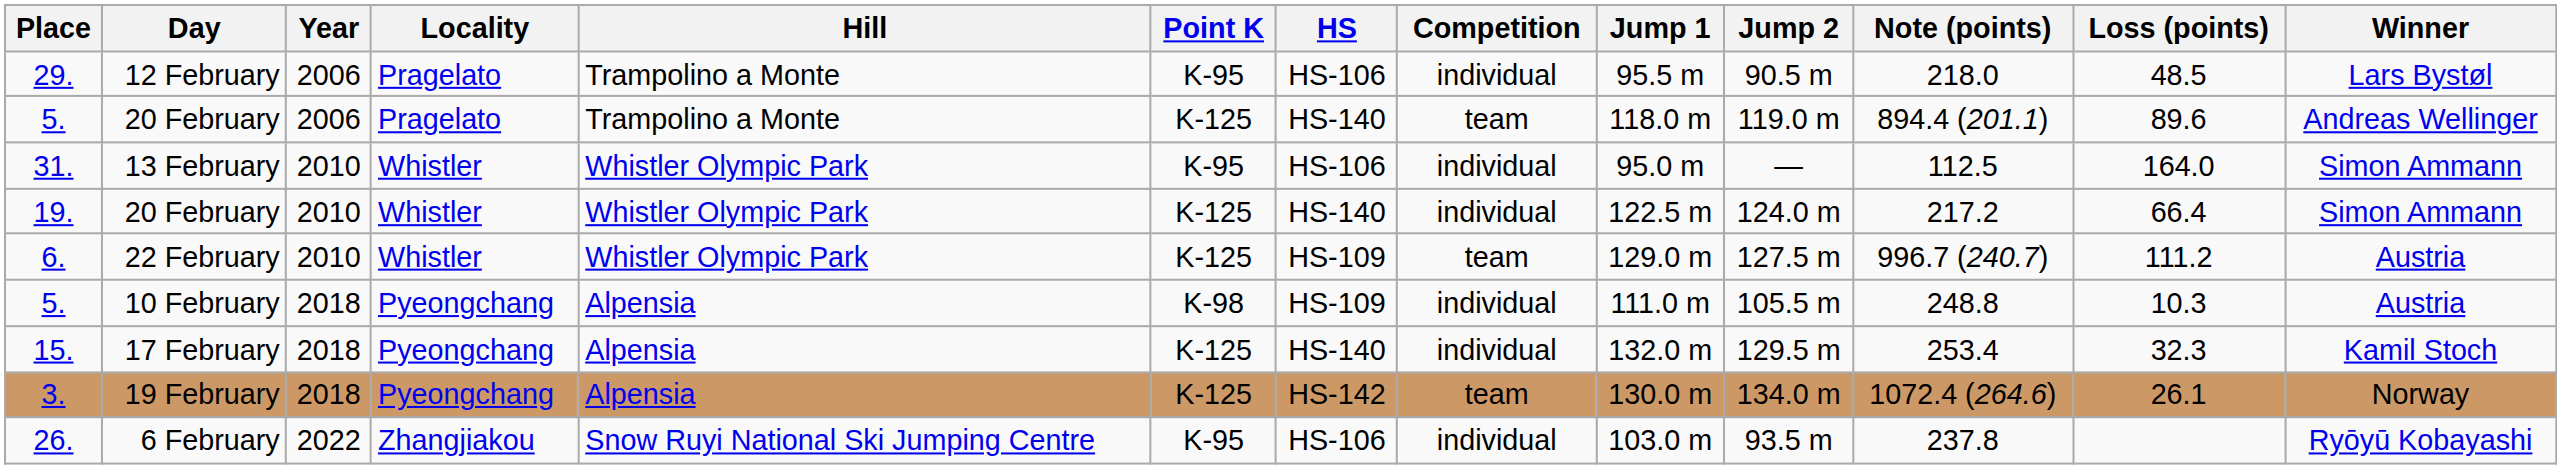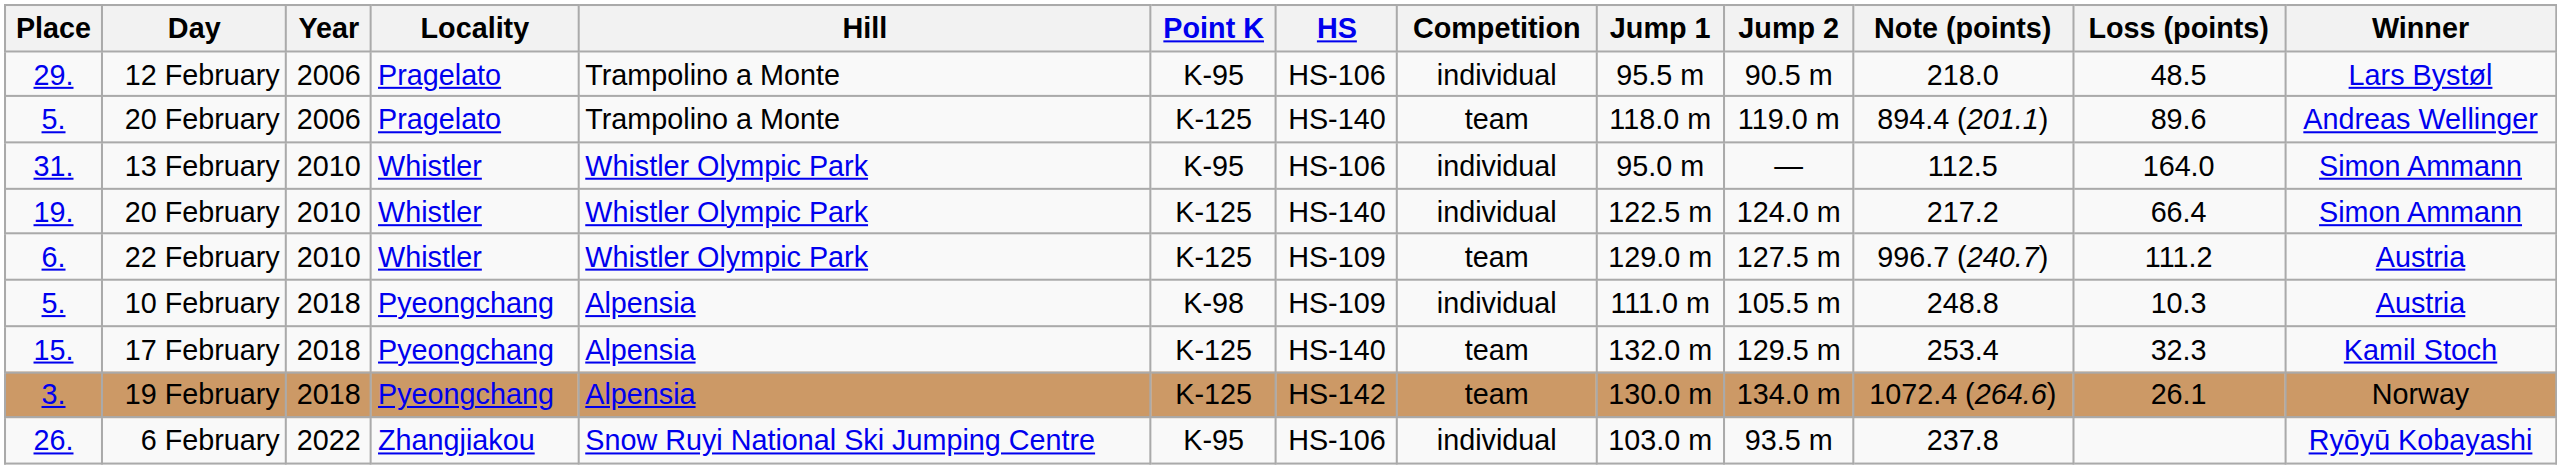(1497, 349) individual -> (1497, 349) team
